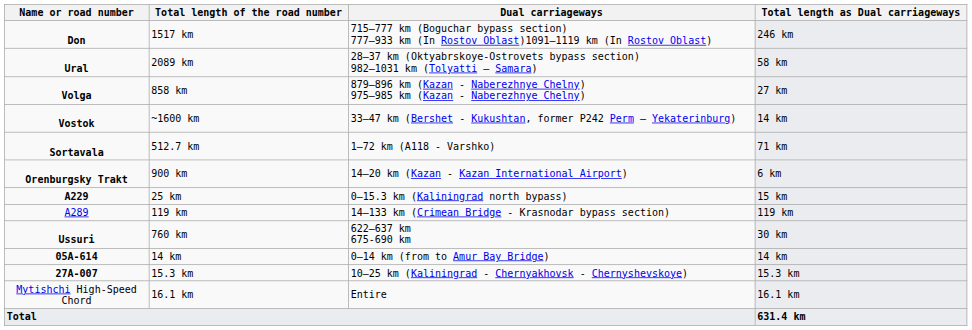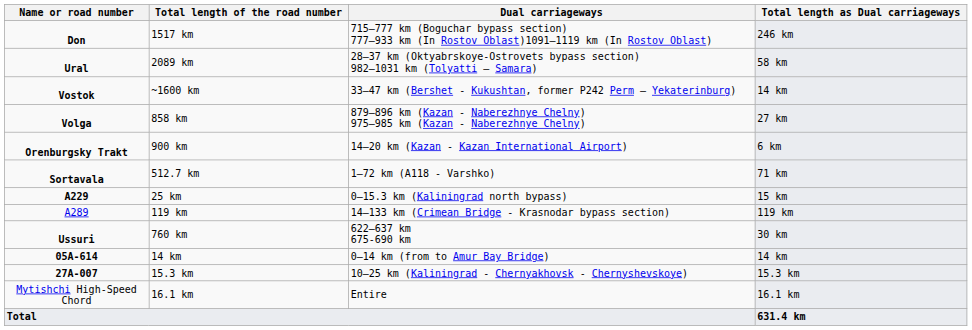rows swapped: (77, 96) <-> (77, 124)
rows swapped: (77, 180) <-> (77, 152)
